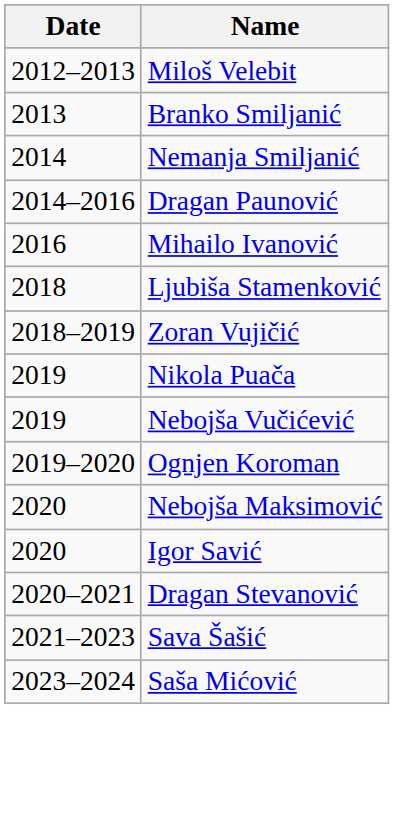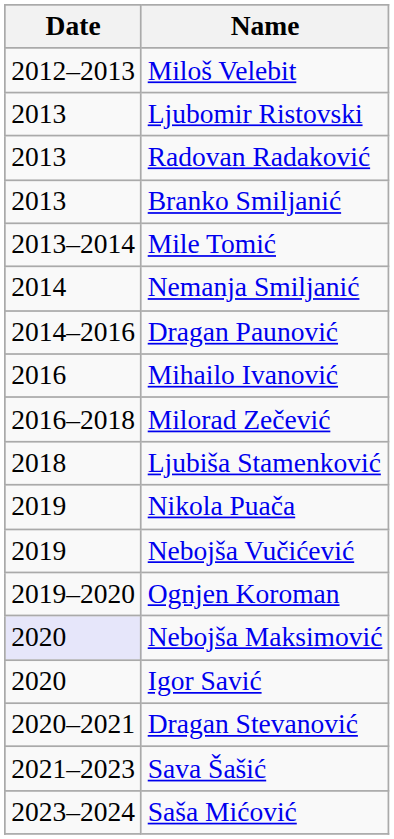+ row: (255, 113)
+ row: (259, 157)
+ row: (212, 244)
+ row: (239, 419)
- row: (223, 331)
(39, 506) no background -> (39, 637) lavender background
